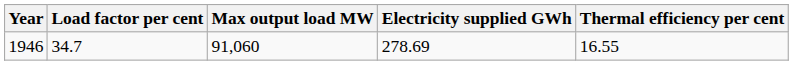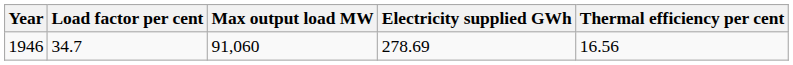(599, 45) 16.55 -> (599, 45) 16.56
